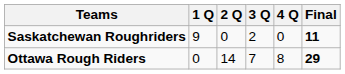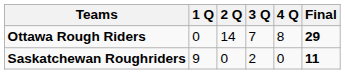rows swapped: (77, 58) <-> (97, 36)
